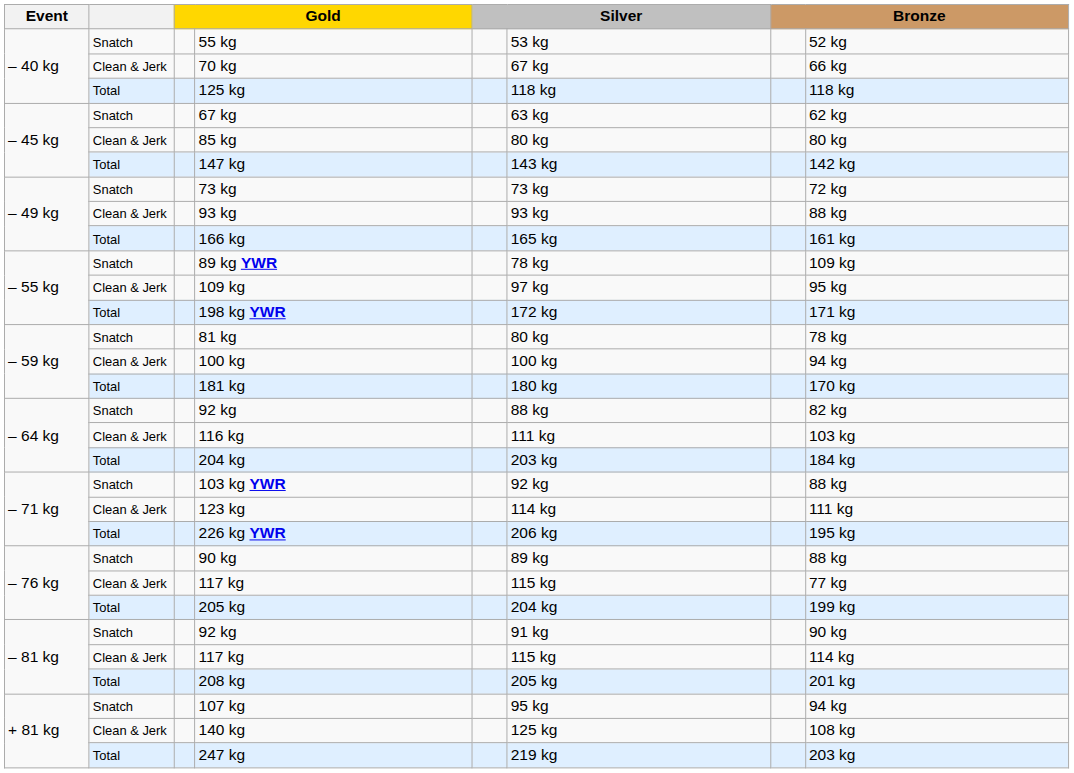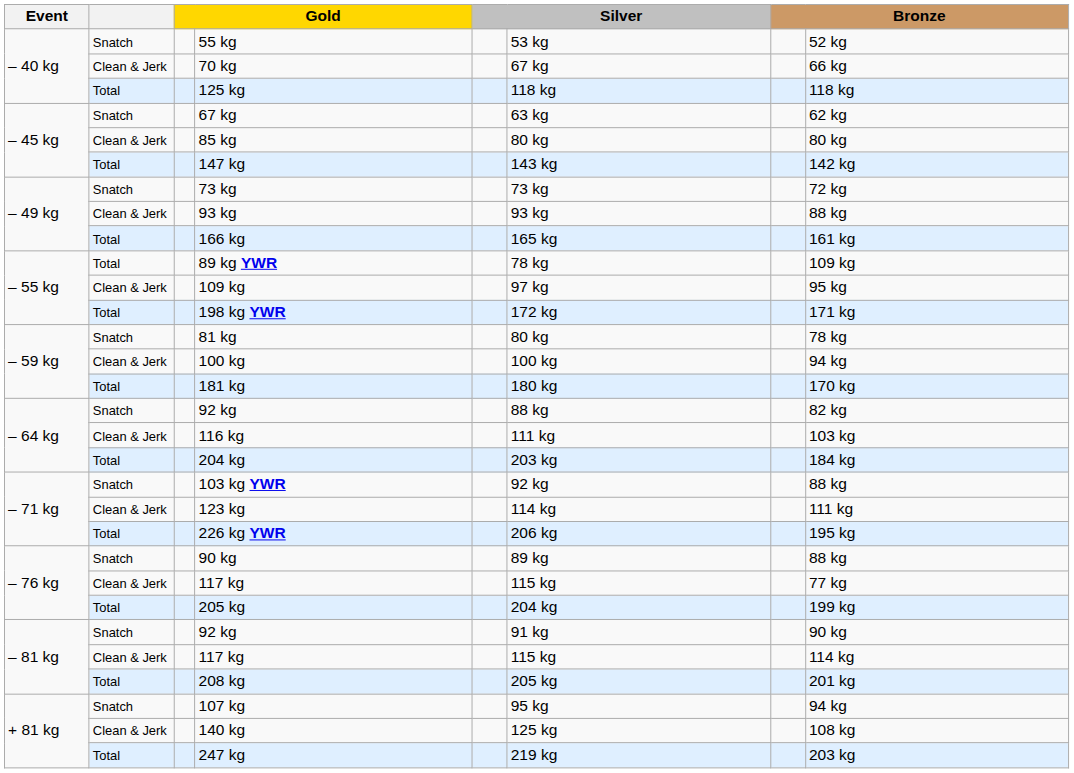(113, 263) Snatch -> (106, 263) Total
